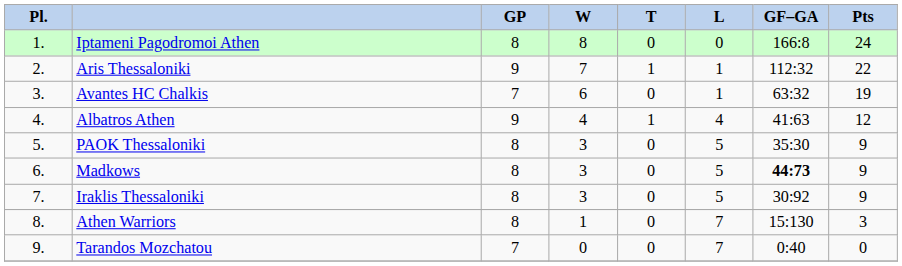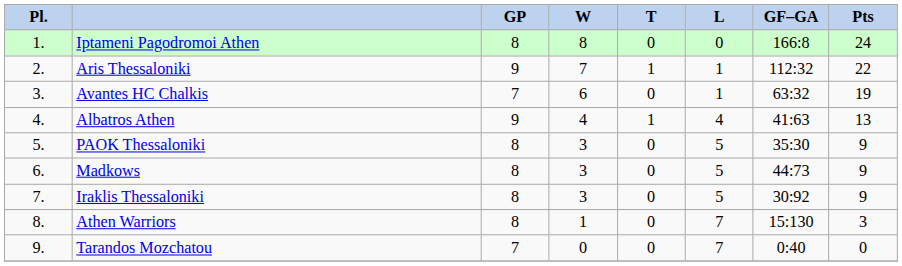(863, 119) 12 -> (863, 119) 13
(791, 171) bold -> (791, 171) normal
